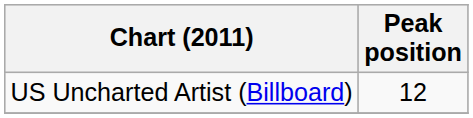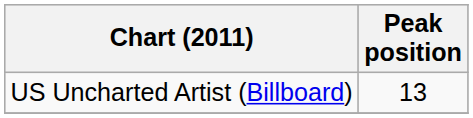(413, 92) 12 -> (413, 92) 13
